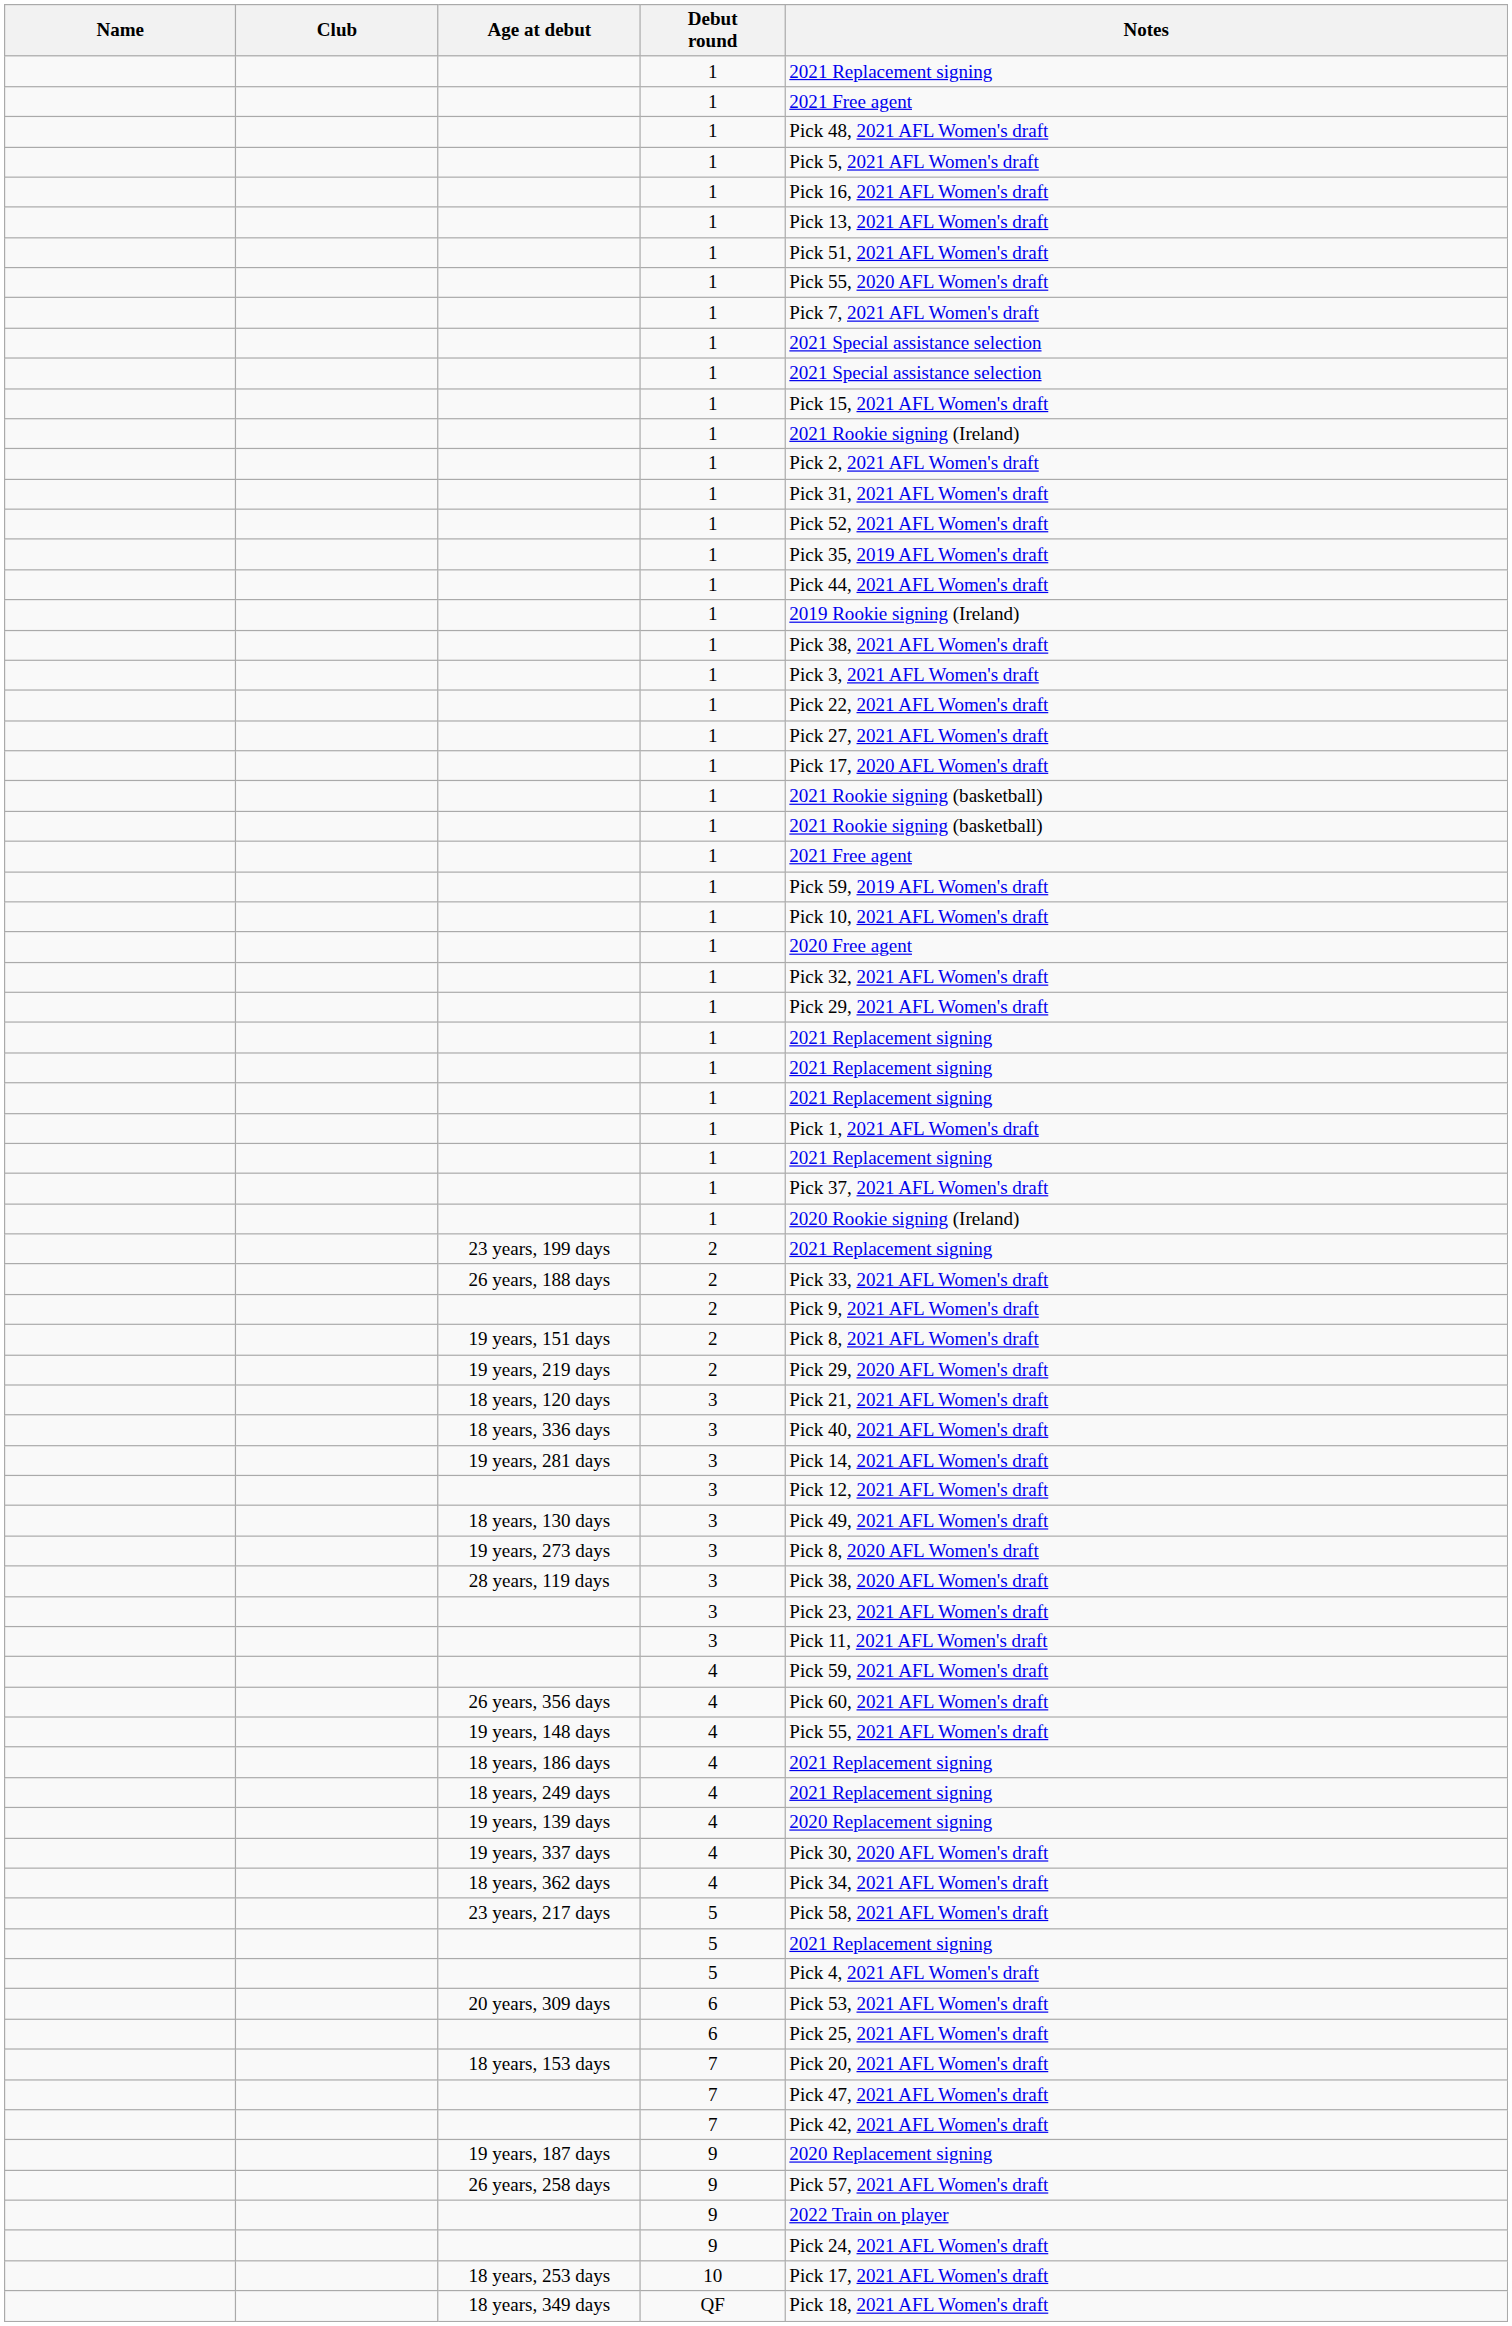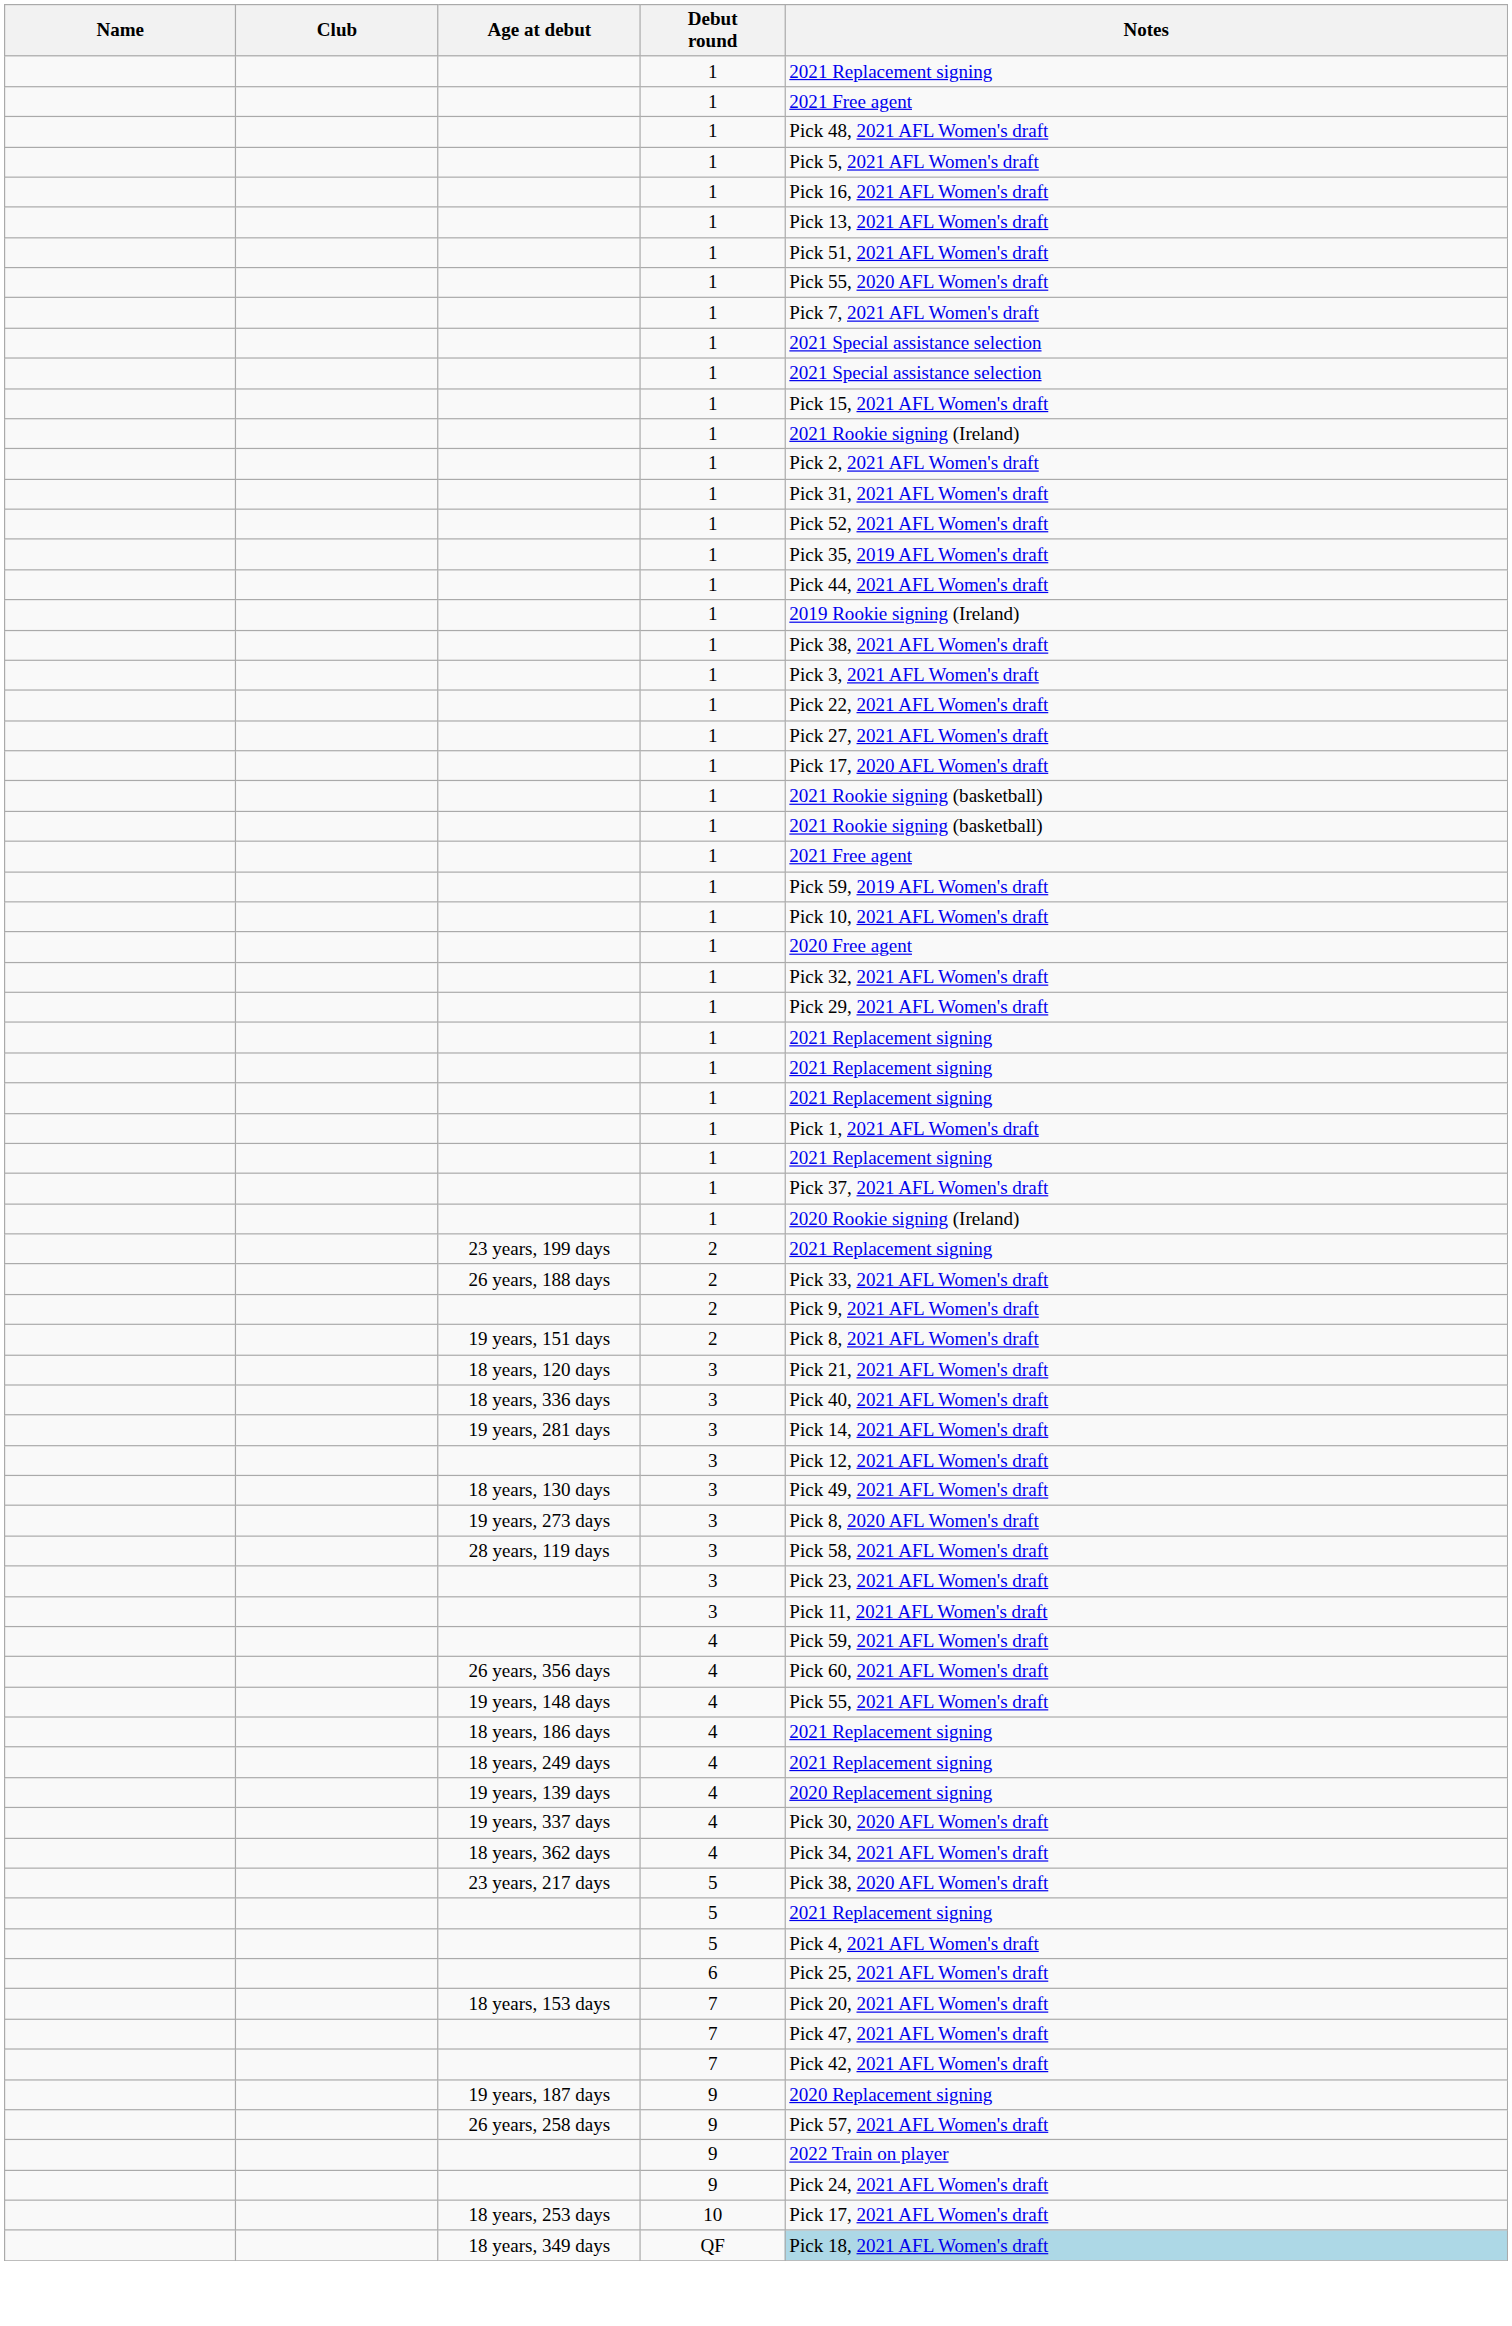- row: (539, 1369)
(919, 1581) Pick 38, 2020 AFL Women's draft -> (919, 1550) Pick 58, 2021 AFL Women's draft
(919, 1913) Pick 58, 2021 AFL Women's draft -> (919, 1882) Pick 38, 2020 AFL Women's draft
- row: (539, 2003)
(919, 2305) no background -> (919, 2245) lightblue background
